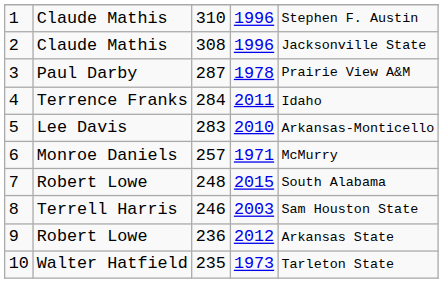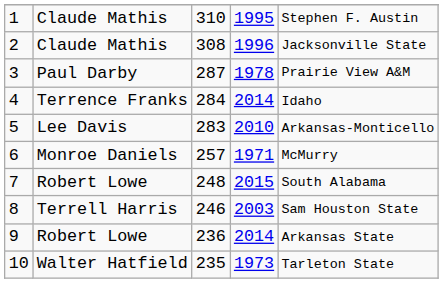(254, 18) 1996 -> (254, 18) 1995
(254, 100) 2011 -> (254, 100) 2014
(254, 237) 2012 -> (254, 237) 2014
